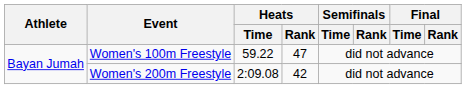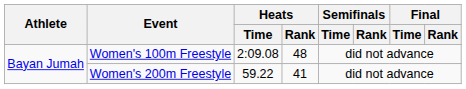(258, 54) 59.22 -> (258, 54) 2:09.08
(300, 54) 47 -> (300, 54) 48
(258, 74) 2:09.08 -> (258, 74) 59.22
(300, 74) 42 -> (300, 74) 41
